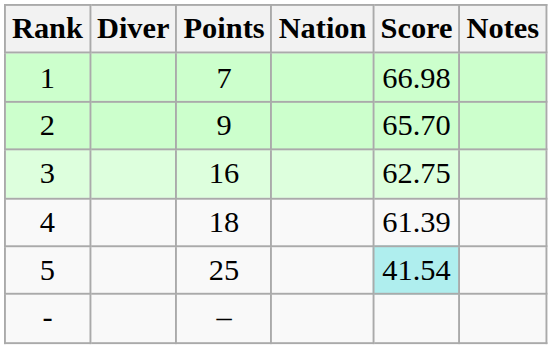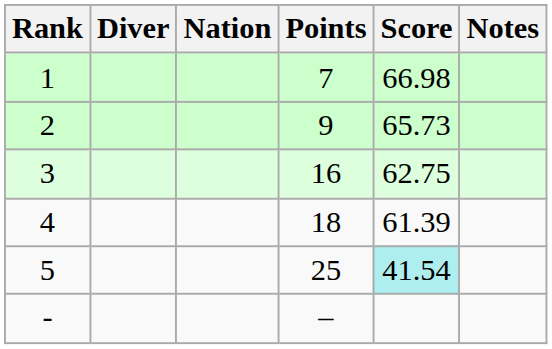columns swapped: (323, 28) <-> (224, 28)
(417, 125) 65.70 -> (417, 125) 65.73
